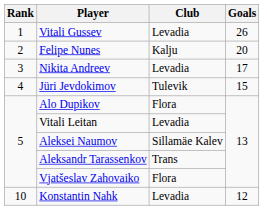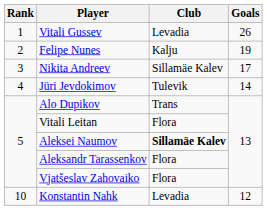(242, 50) 20 -> (245, 50) 19
(171, 68) Levadia -> (187, 68) Sillamäe Kalev
(242, 86) 15 -> (245, 86) 14
(164, 104) Flora -> (165, 104) Trans
(171, 123) Levadia -> (164, 123) Flora
(187, 141) normal -> (189, 141) bold
(165, 159) Trans -> (164, 159) Flora
